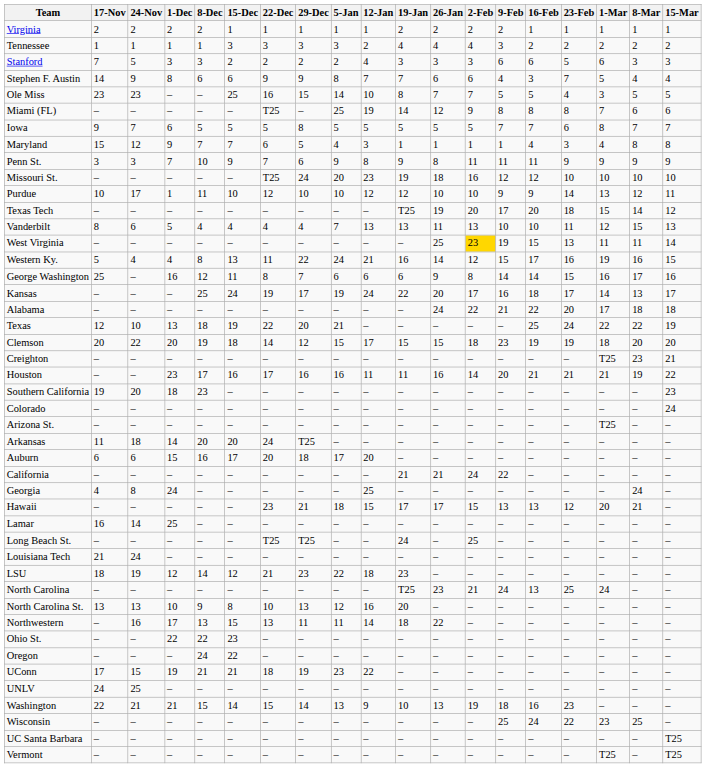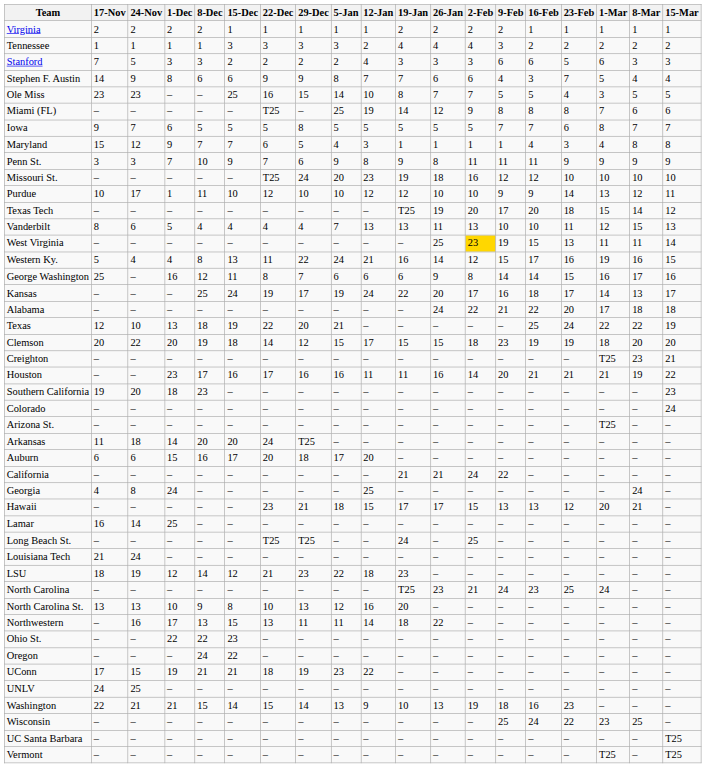(533, 590) 13 -> (533, 590) 23
